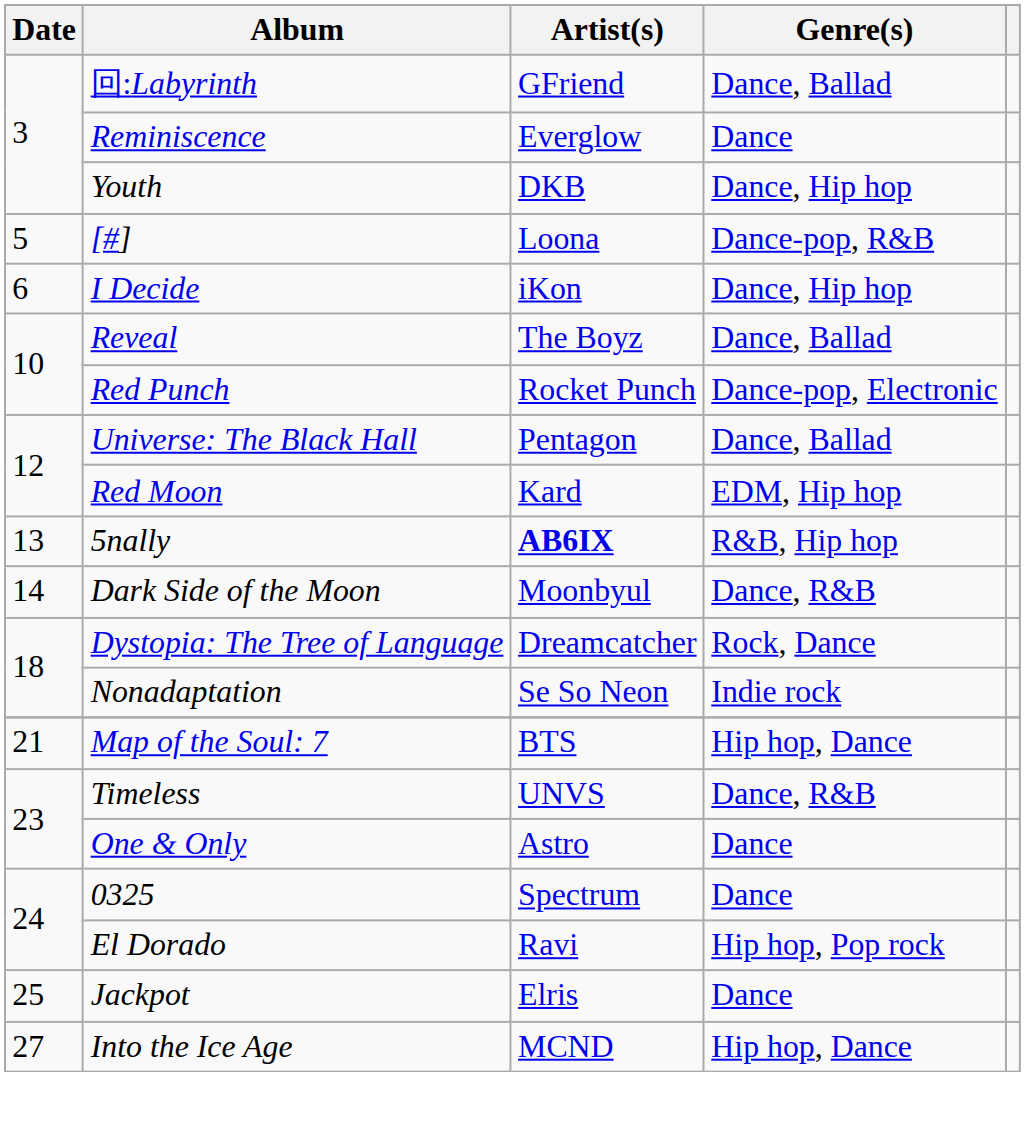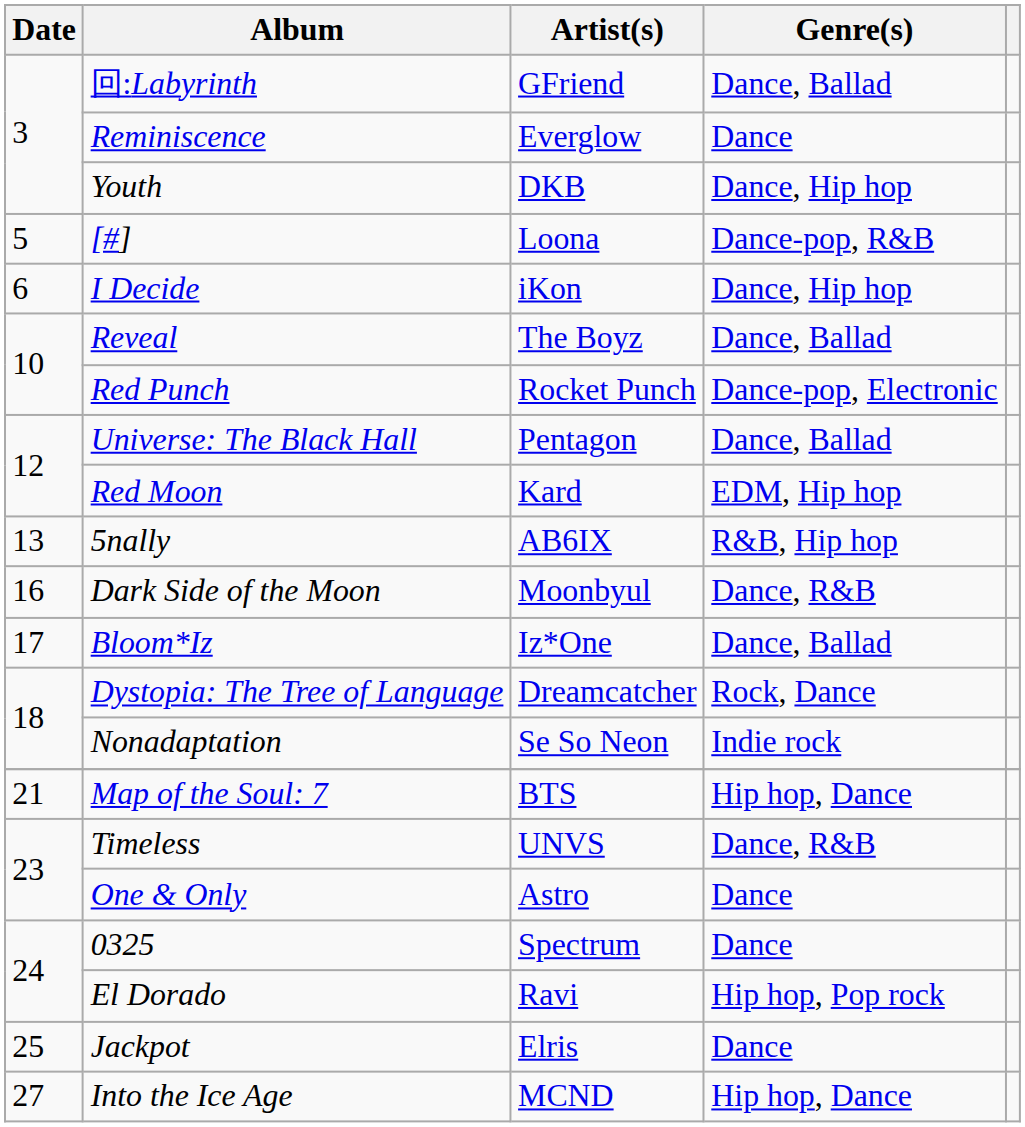(566, 540) bold -> (565, 540) normal
(28, 591) 14 -> (28, 591) 16
+ row: (152, 641)
